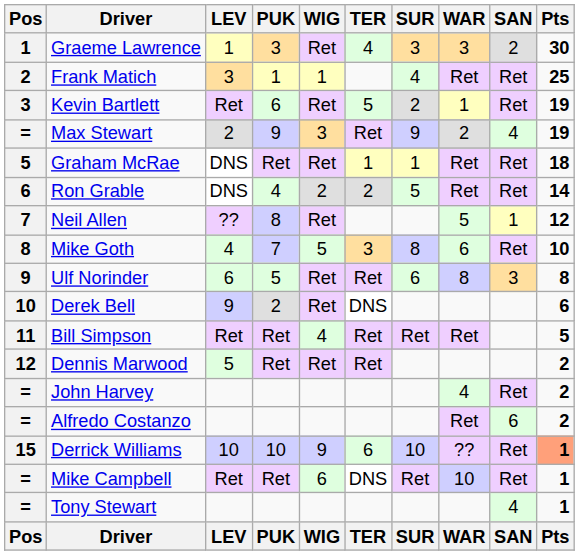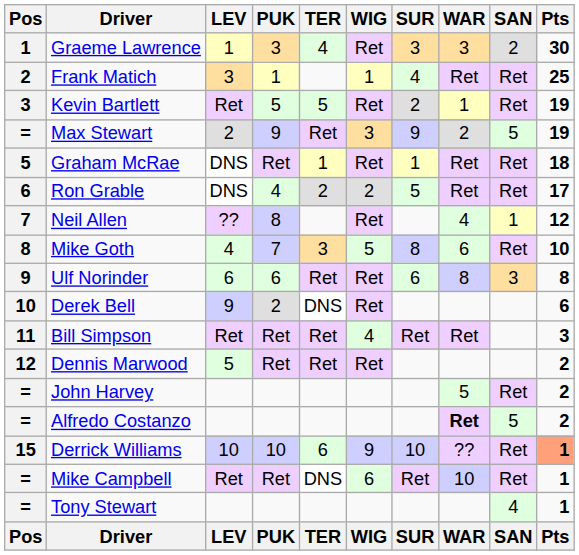columns swapped: (322, 19) <-> (368, 19)
(276, 105) 6 -> (276, 105) 5
(513, 134) 4 -> (513, 134) 5
(559, 191) 14 -> (559, 191) 17
(464, 220) 5 -> (464, 220) 4
(276, 277) 5 -> (276, 277) 6
(564, 335) 5 -> (564, 335) 3
(464, 392) 4 -> (464, 392) 5
(464, 421) normal -> (464, 421) bold
(513, 421) 6 -> (513, 421) 5
